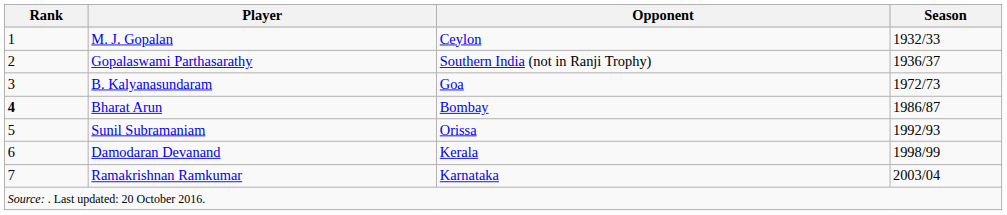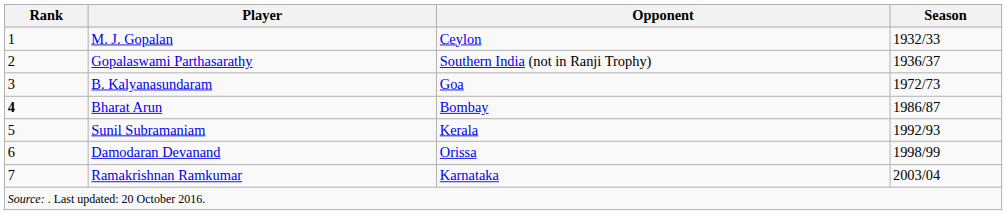(458, 130) Orissa -> (459, 130) Kerala
(459, 152) Kerala -> (458, 152) Orissa
